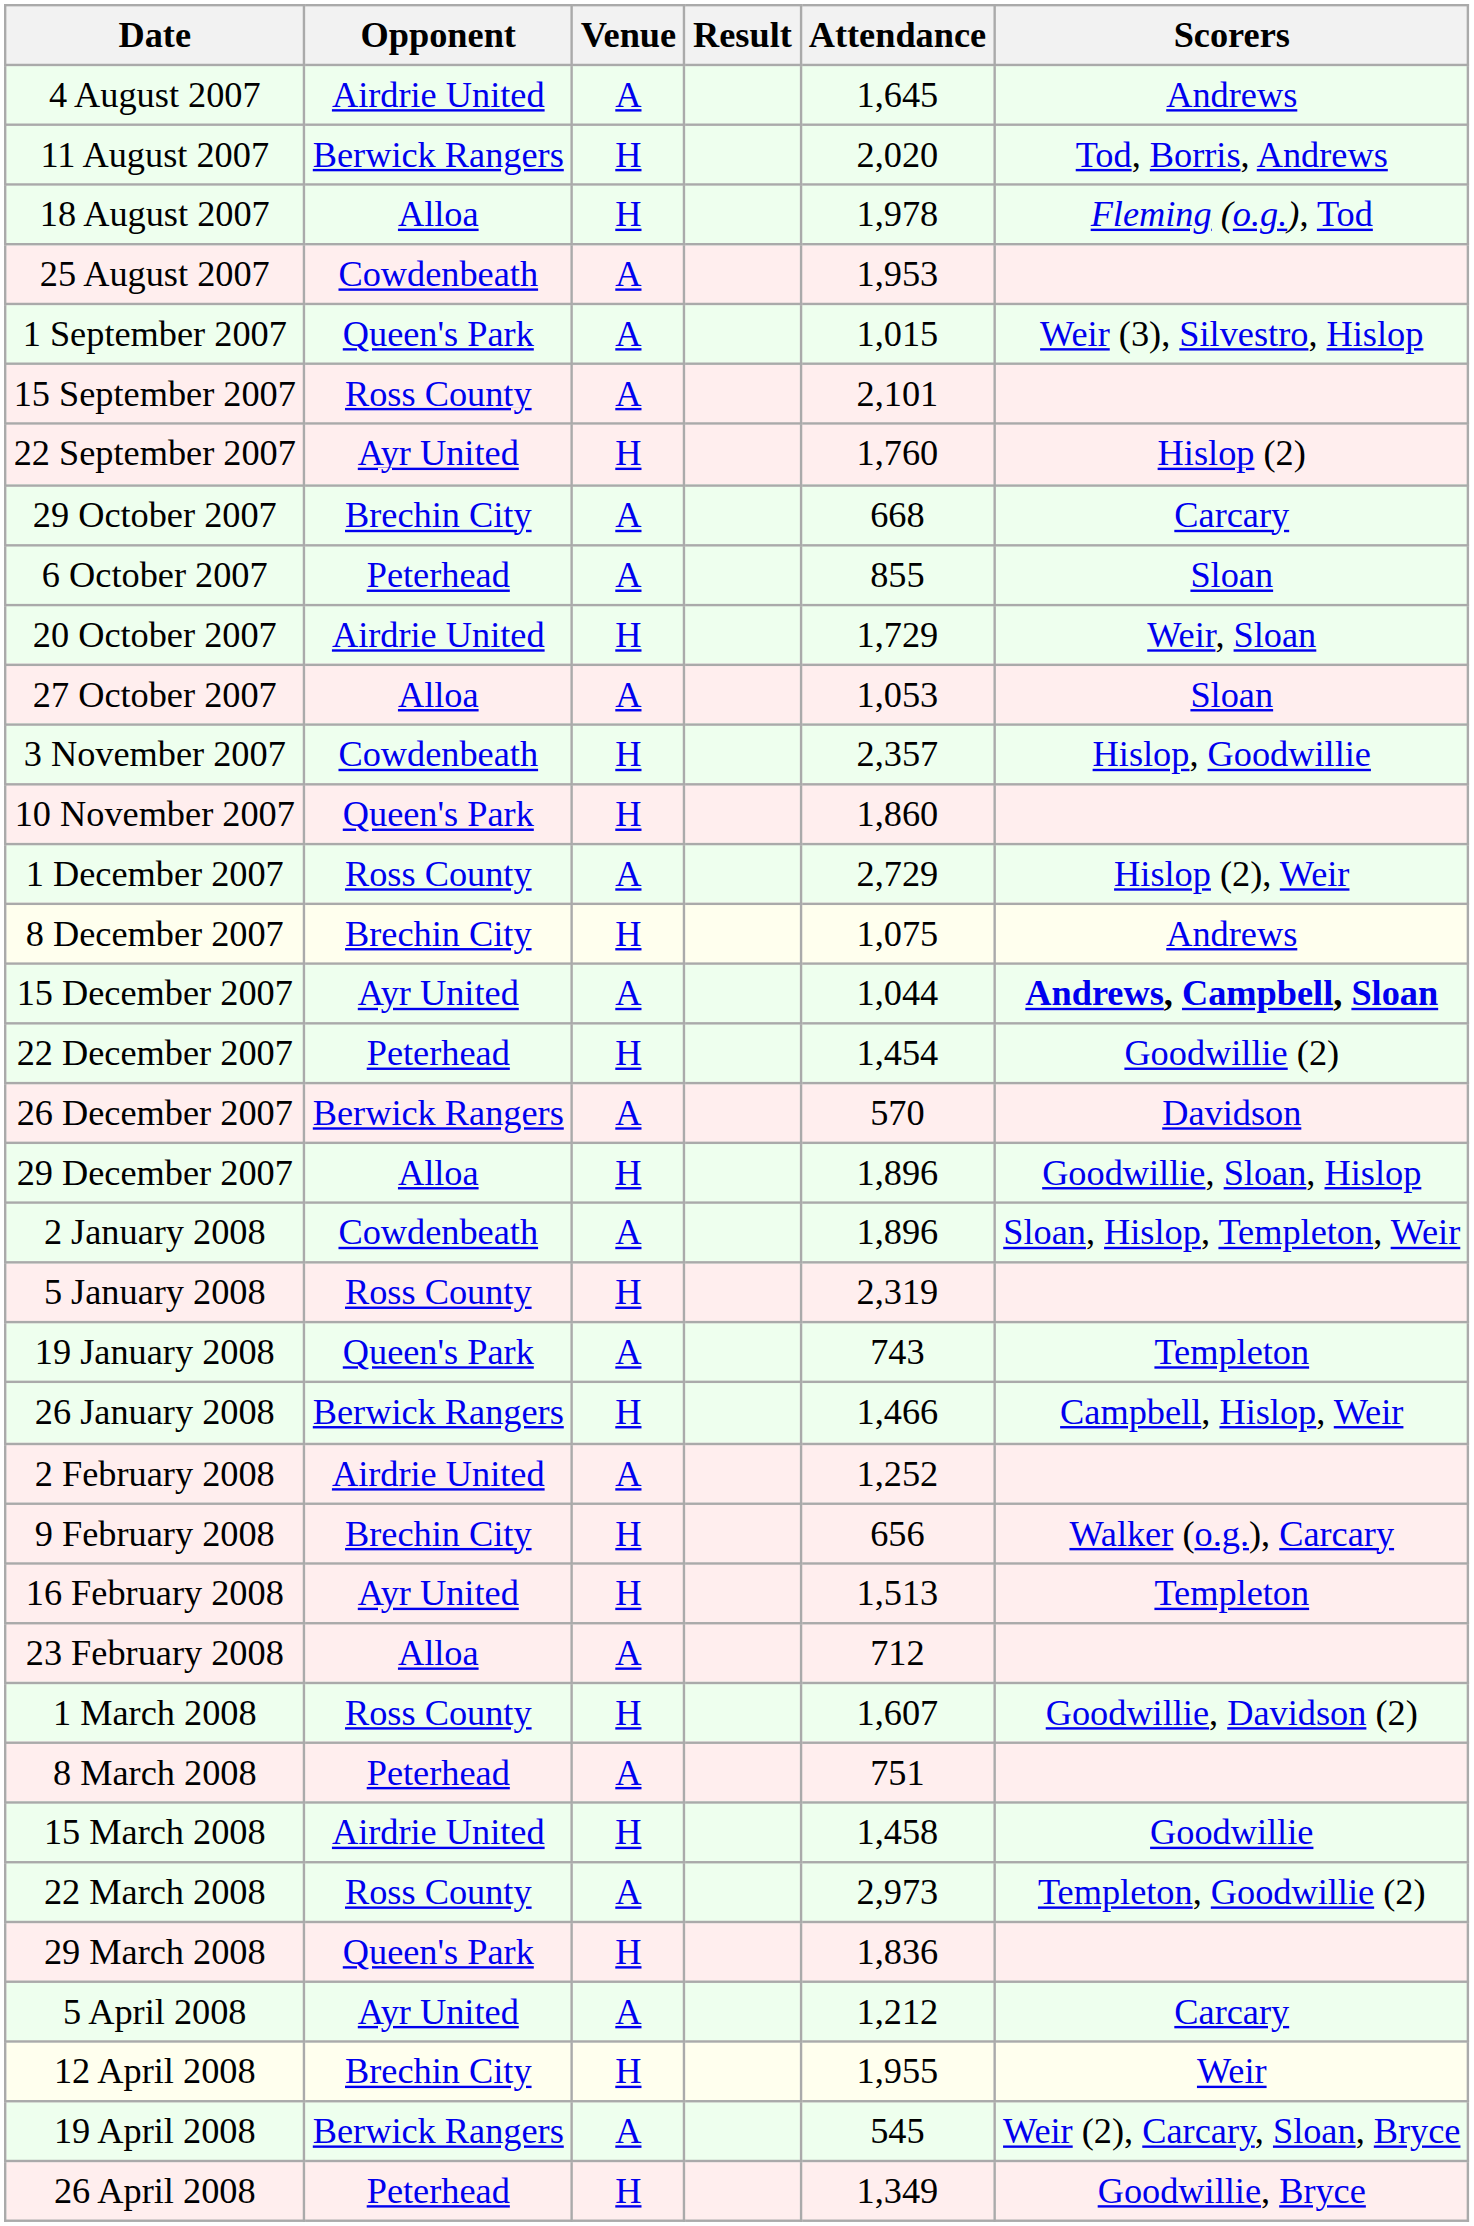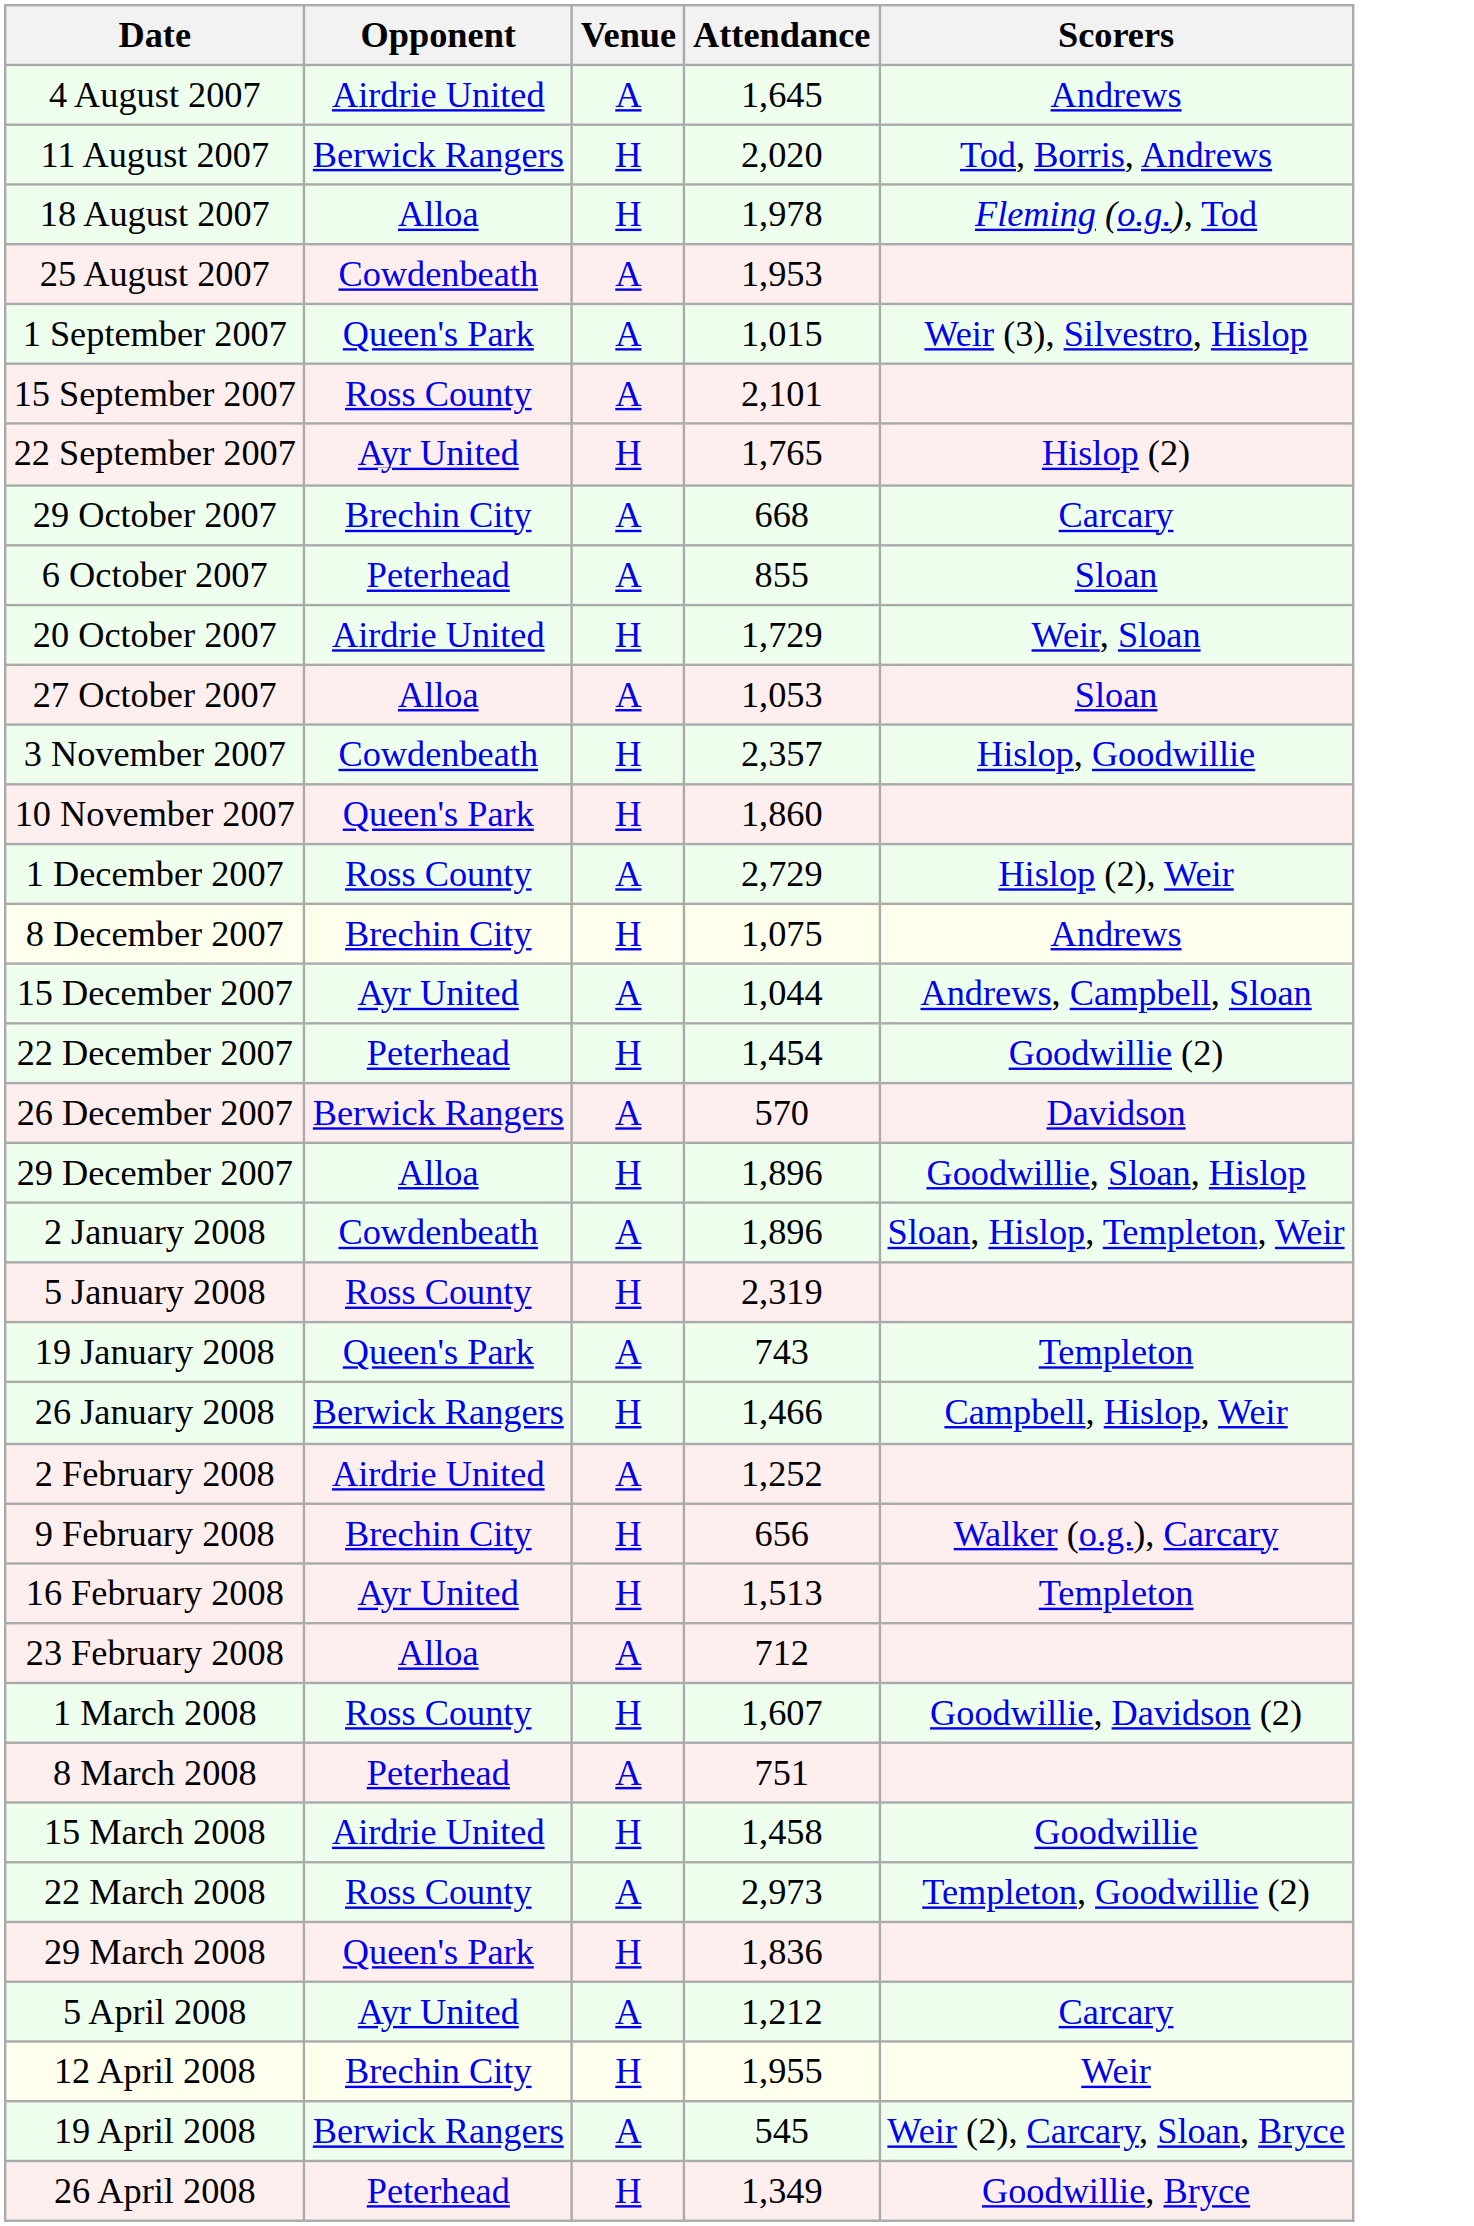- column: (742, 34)
(897, 453) 1,760 -> (782, 453) 1,765
(1232, 993) bold -> (1116, 993) normal
